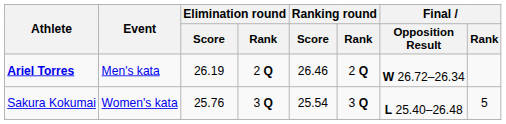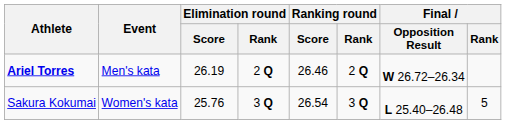(313, 103) 25.54 -> (313, 103) 26.54
